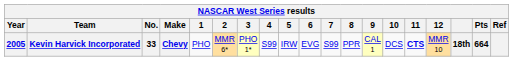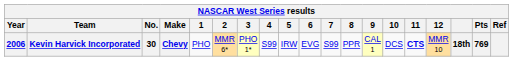(16, 44) 2005 -> (16, 44) 2006
(151, 44) 33 -> (151, 44) 30
(481, 44) 664 -> (481, 44) 769
